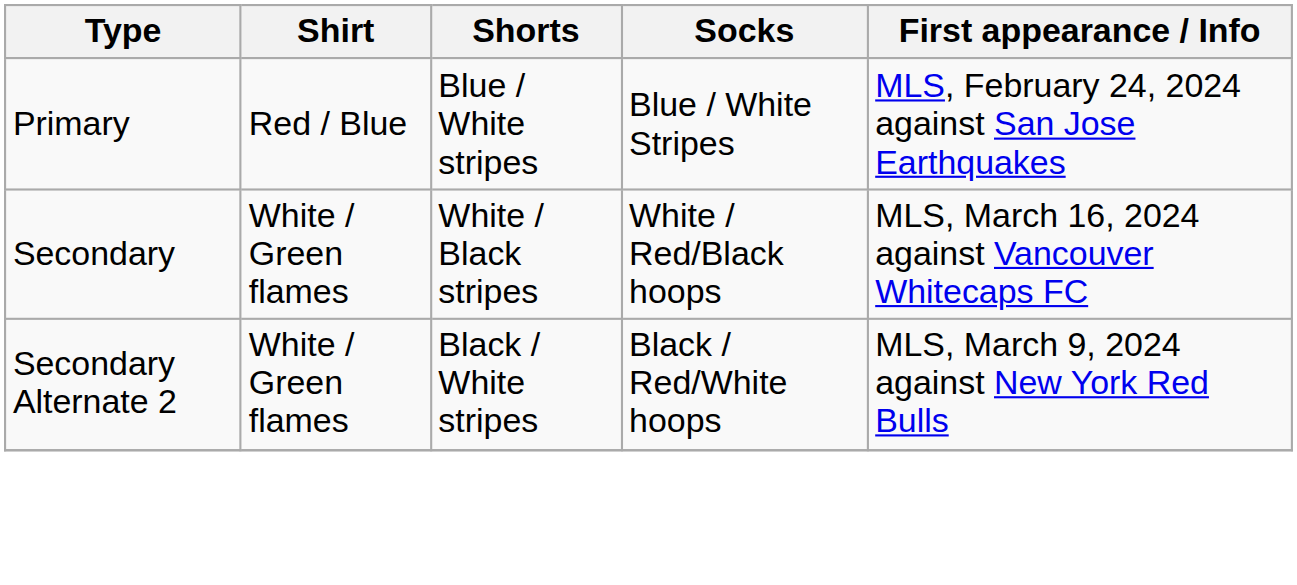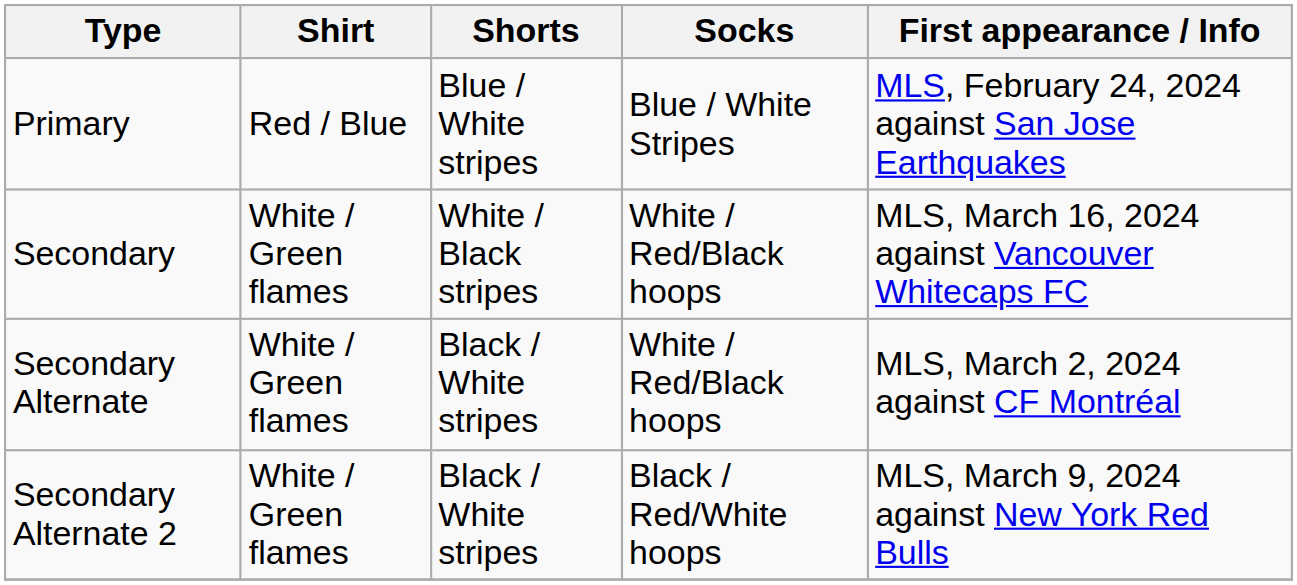+ row: (94, 383)
